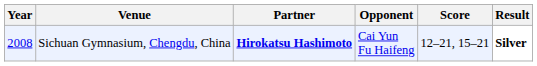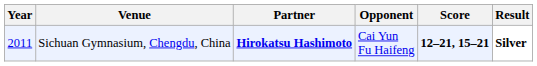(20, 43) 2008 -> (20, 43) 2011
(455, 43) normal -> (455, 43) bold
